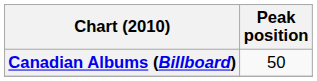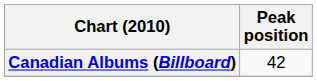(276, 62) 50 -> (276, 62) 42
